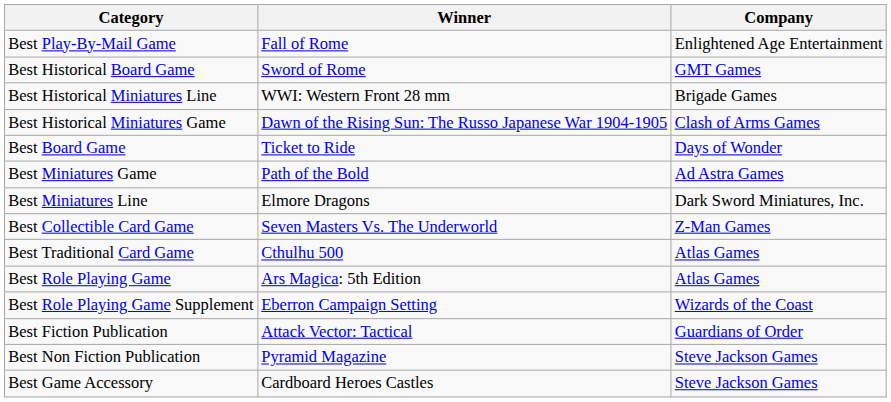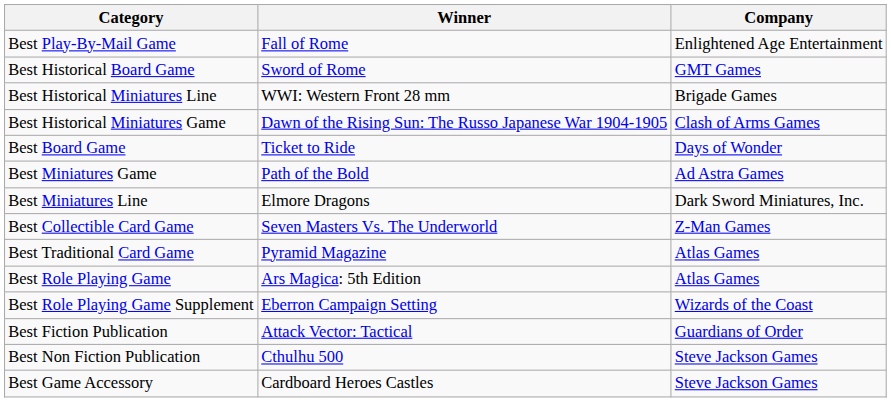(302, 252) Cthulhu 500 -> (324, 252) Pyramid Magazine
(324, 357) Pyramid Magazine -> (302, 357) Cthulhu 500
